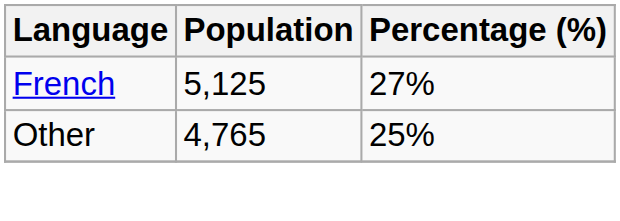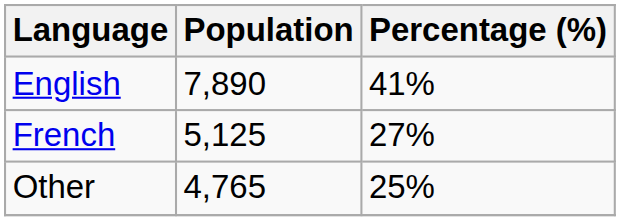+ row: (67, 82)
